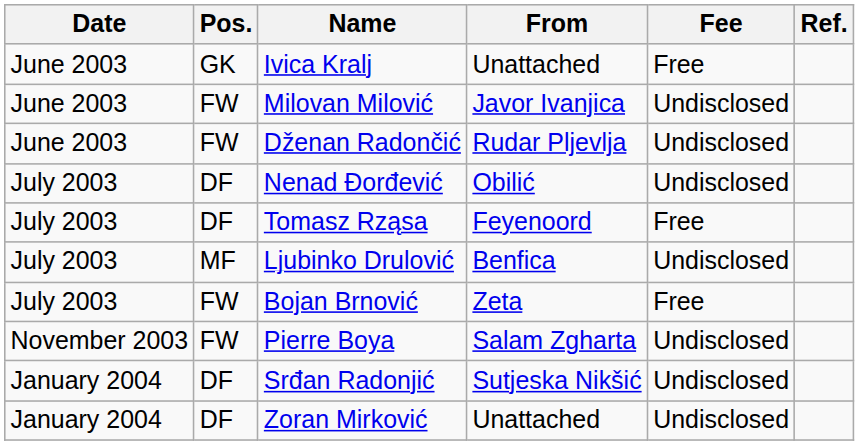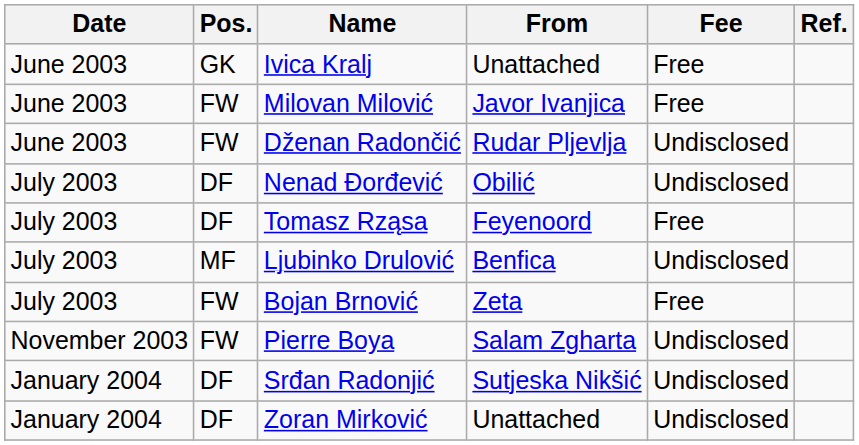(721, 103) Undisclosed -> (679, 103) Free
